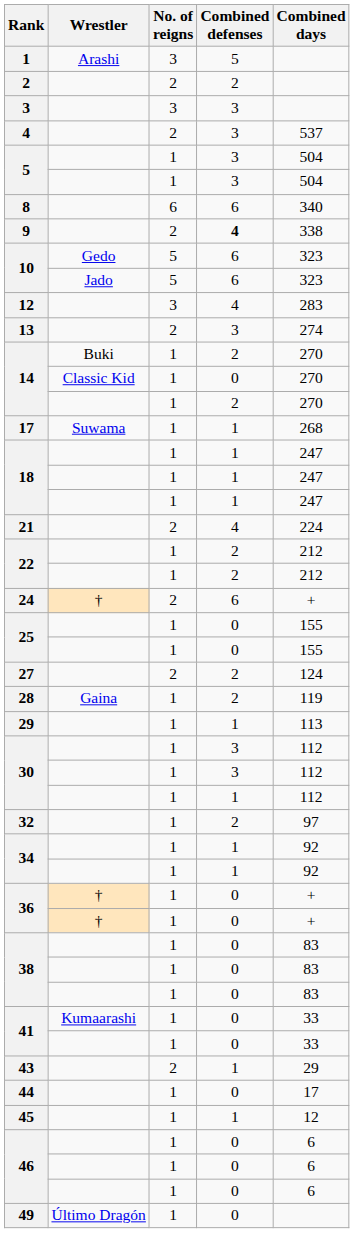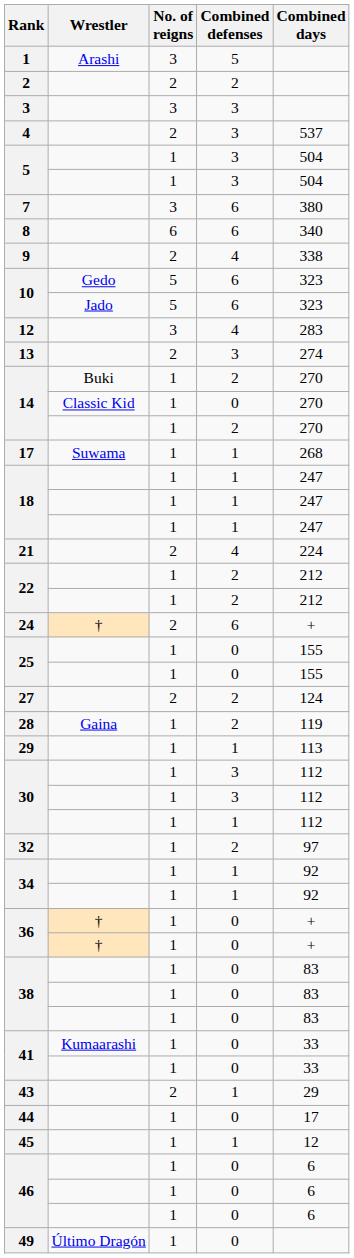+ row: (26, 206)
(235, 231) bold -> (235, 255) normal
